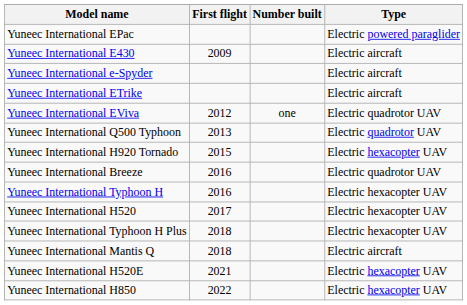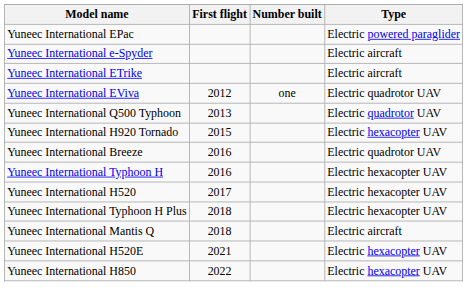- row: (71, 54)
